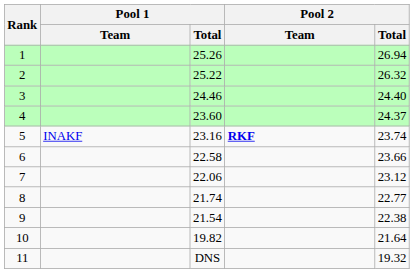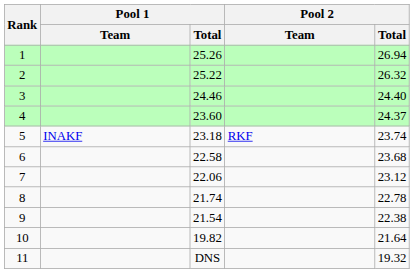(207, 136) 23.16 -> (207, 136) 23.18
(241, 136) bold -> (240, 136) normal
(392, 156) 23.66 -> (392, 156) 23.68
(392, 197) 22.77 -> (392, 197) 22.78
